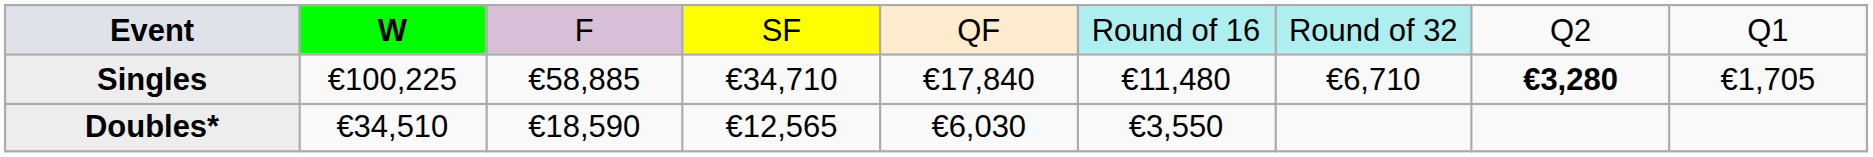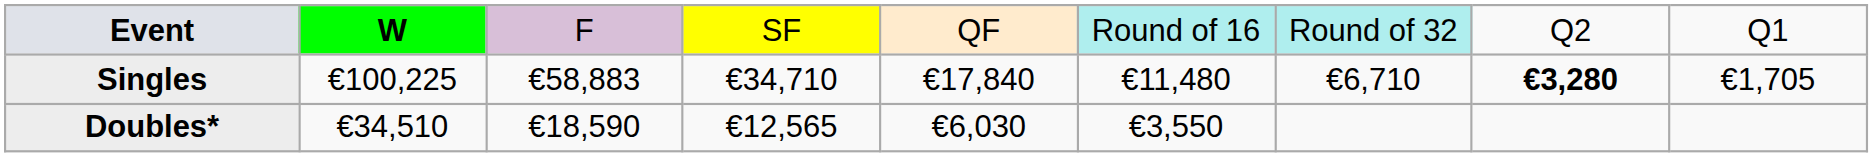(584, 79) €58,885 -> (584, 79) €58,883
